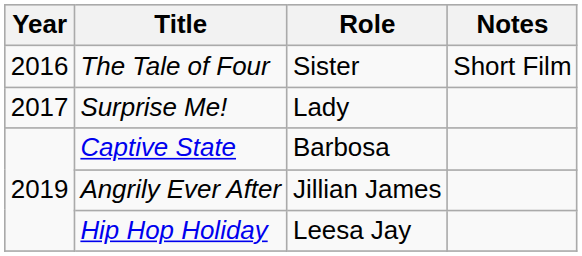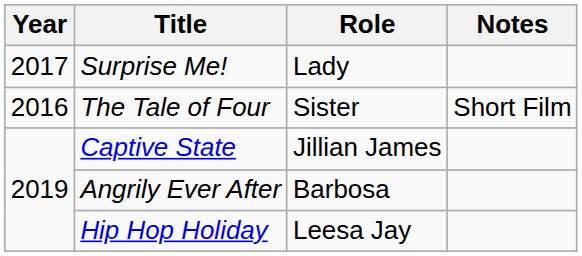rows swapped: (175, 66) <-> (154, 107)
(341, 148) Barbosa -> (367, 148) Jillian James
(367, 189) Jillian James -> (341, 189) Barbosa
